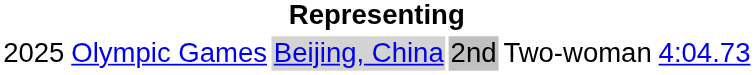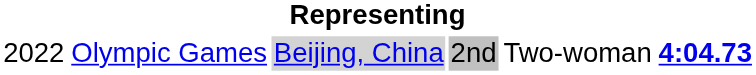(34, 53) 2025 -> (34, 53) 2022
(705, 53) normal -> (705, 53) bold
